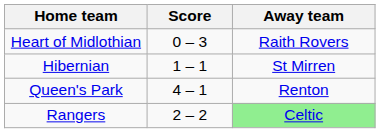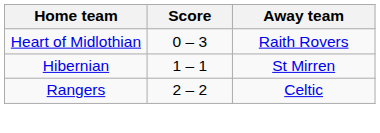- row: (76, 90)
(304, 115) lightgreen background -> (304, 90) no background
